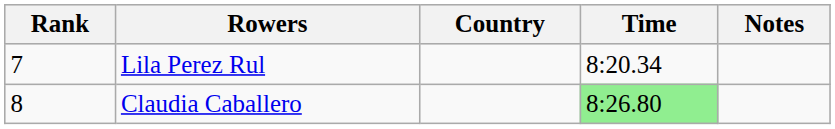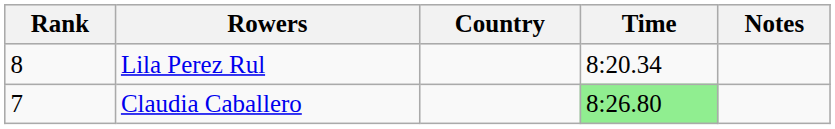(17, 63) 7 -> (17, 63) 8
(17, 103) 8 -> (17, 103) 7
